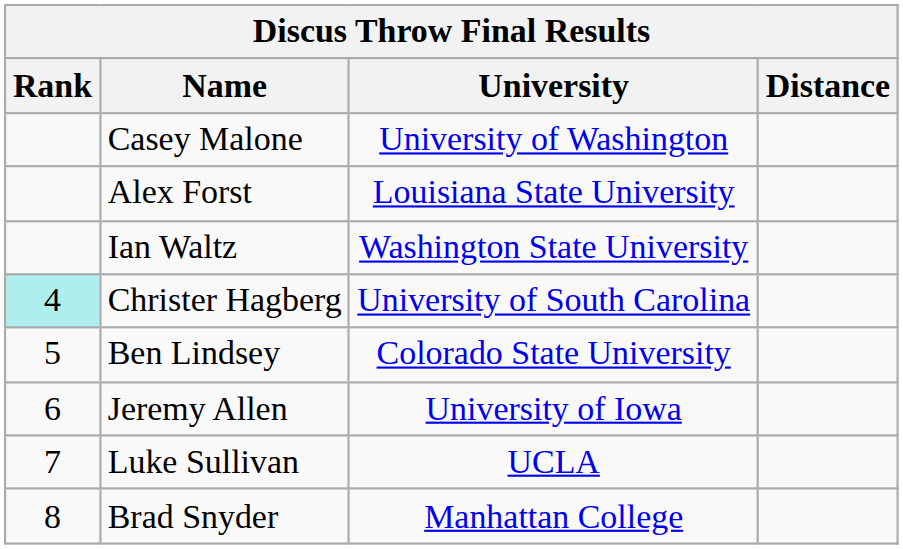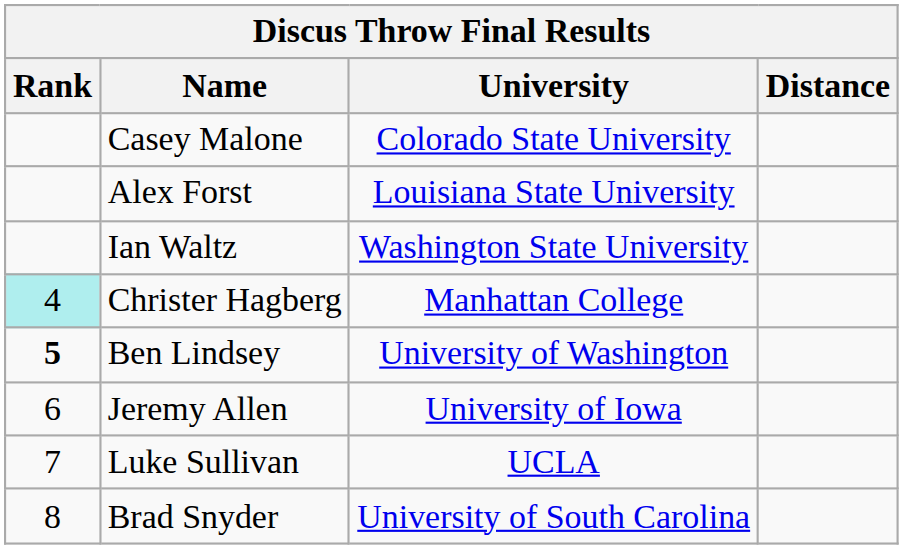(554, 138) University of Washington -> (554, 138) Colorado State University
(554, 300) University of South Carolina -> (554, 300) Manhattan College
(52, 354) normal -> (52, 354) bold
(554, 354) Colorado State University -> (554, 354) University of Washington
(554, 515) Manhattan College -> (554, 515) University of South Carolina
